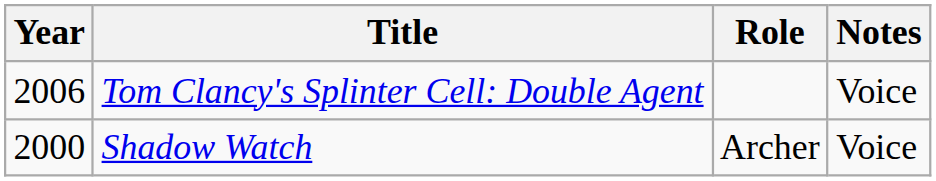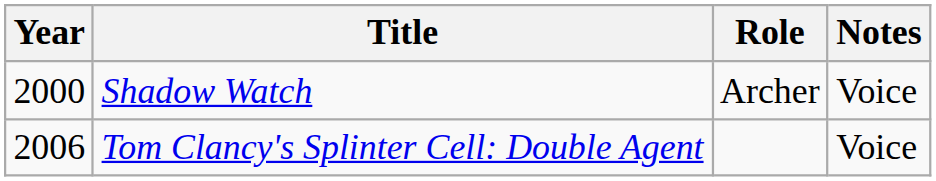rows swapped: (207, 146) <-> (403, 89)
